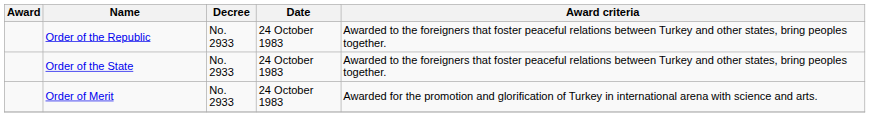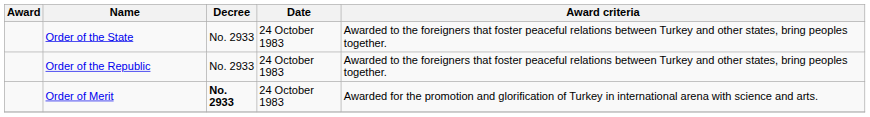rows swapped: (89, 66) <-> (98, 36)
(222, 96) normal -> (222, 96) bold
